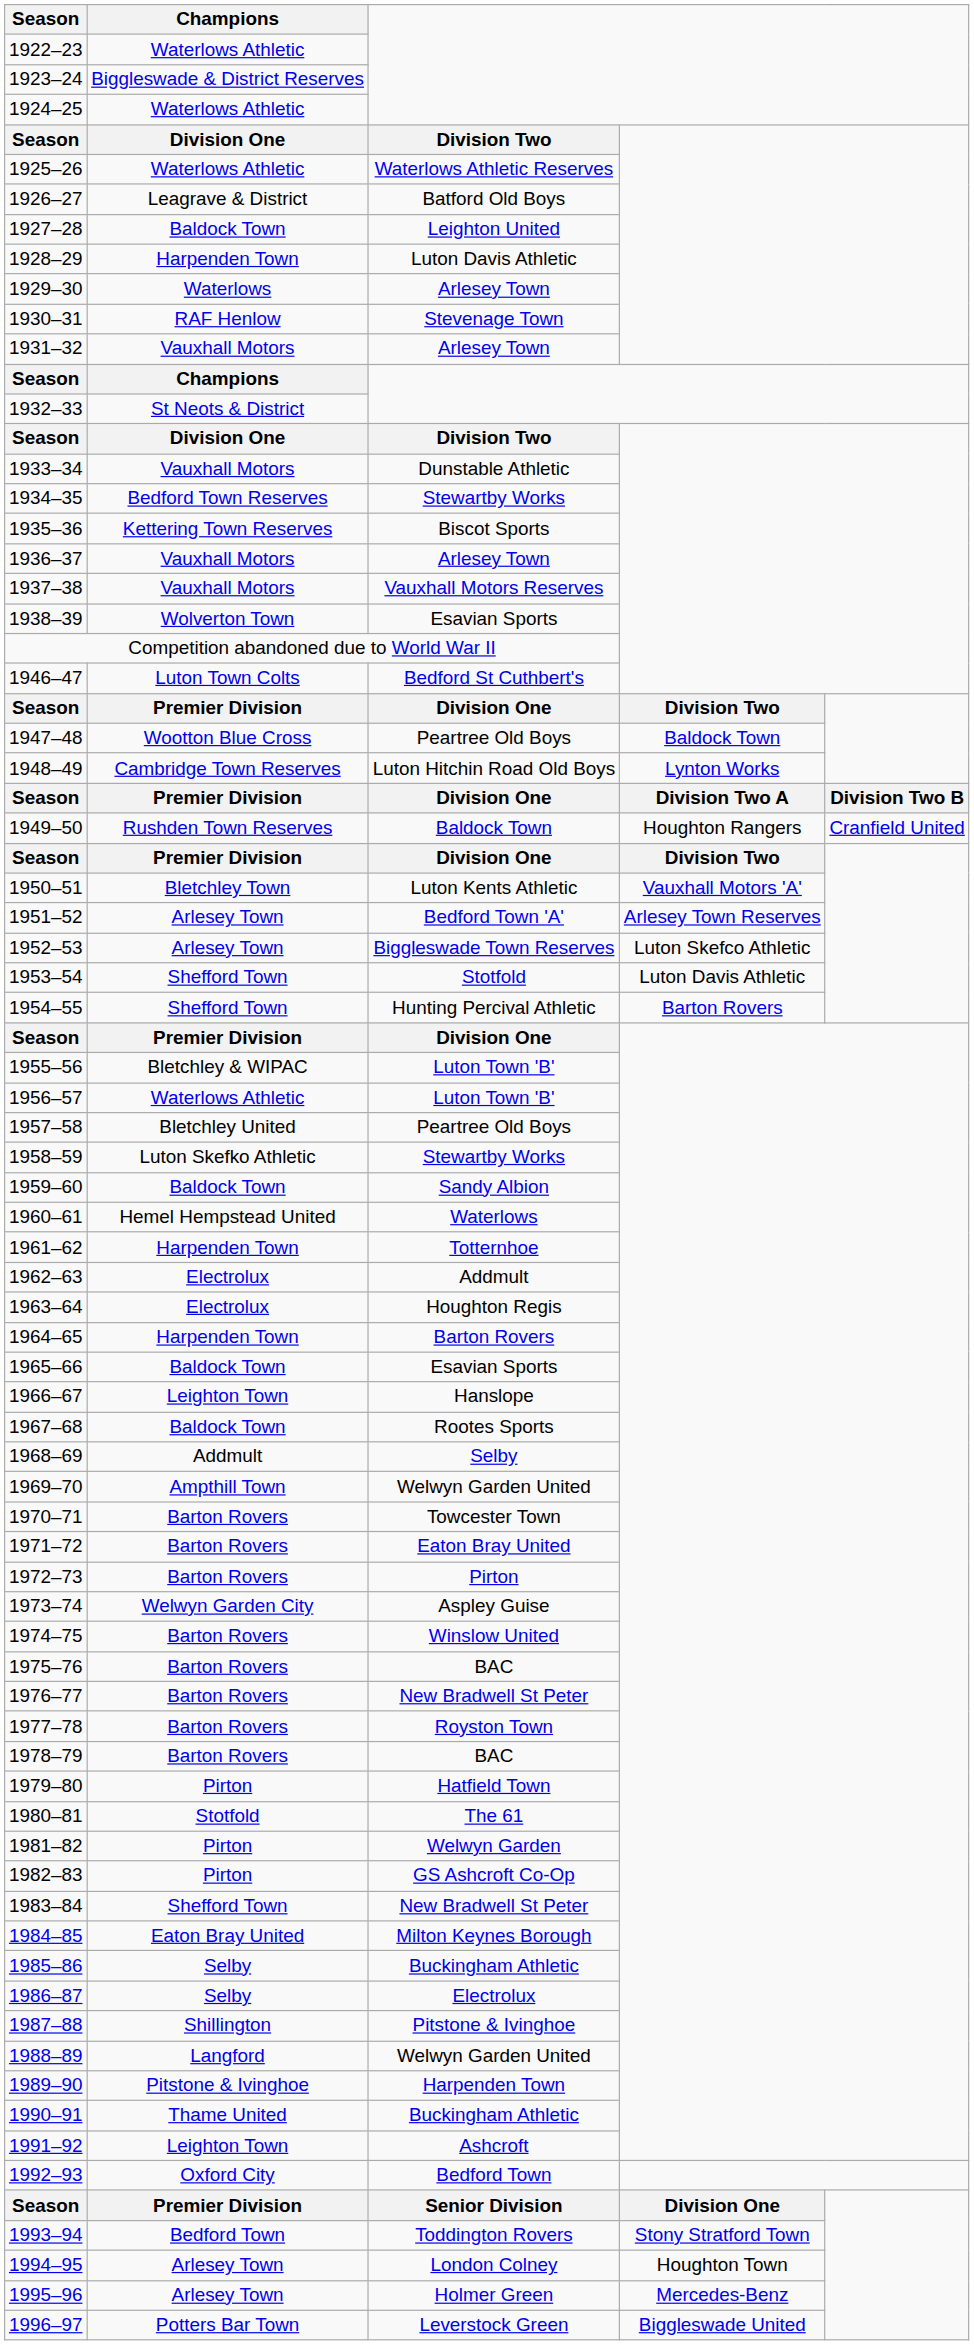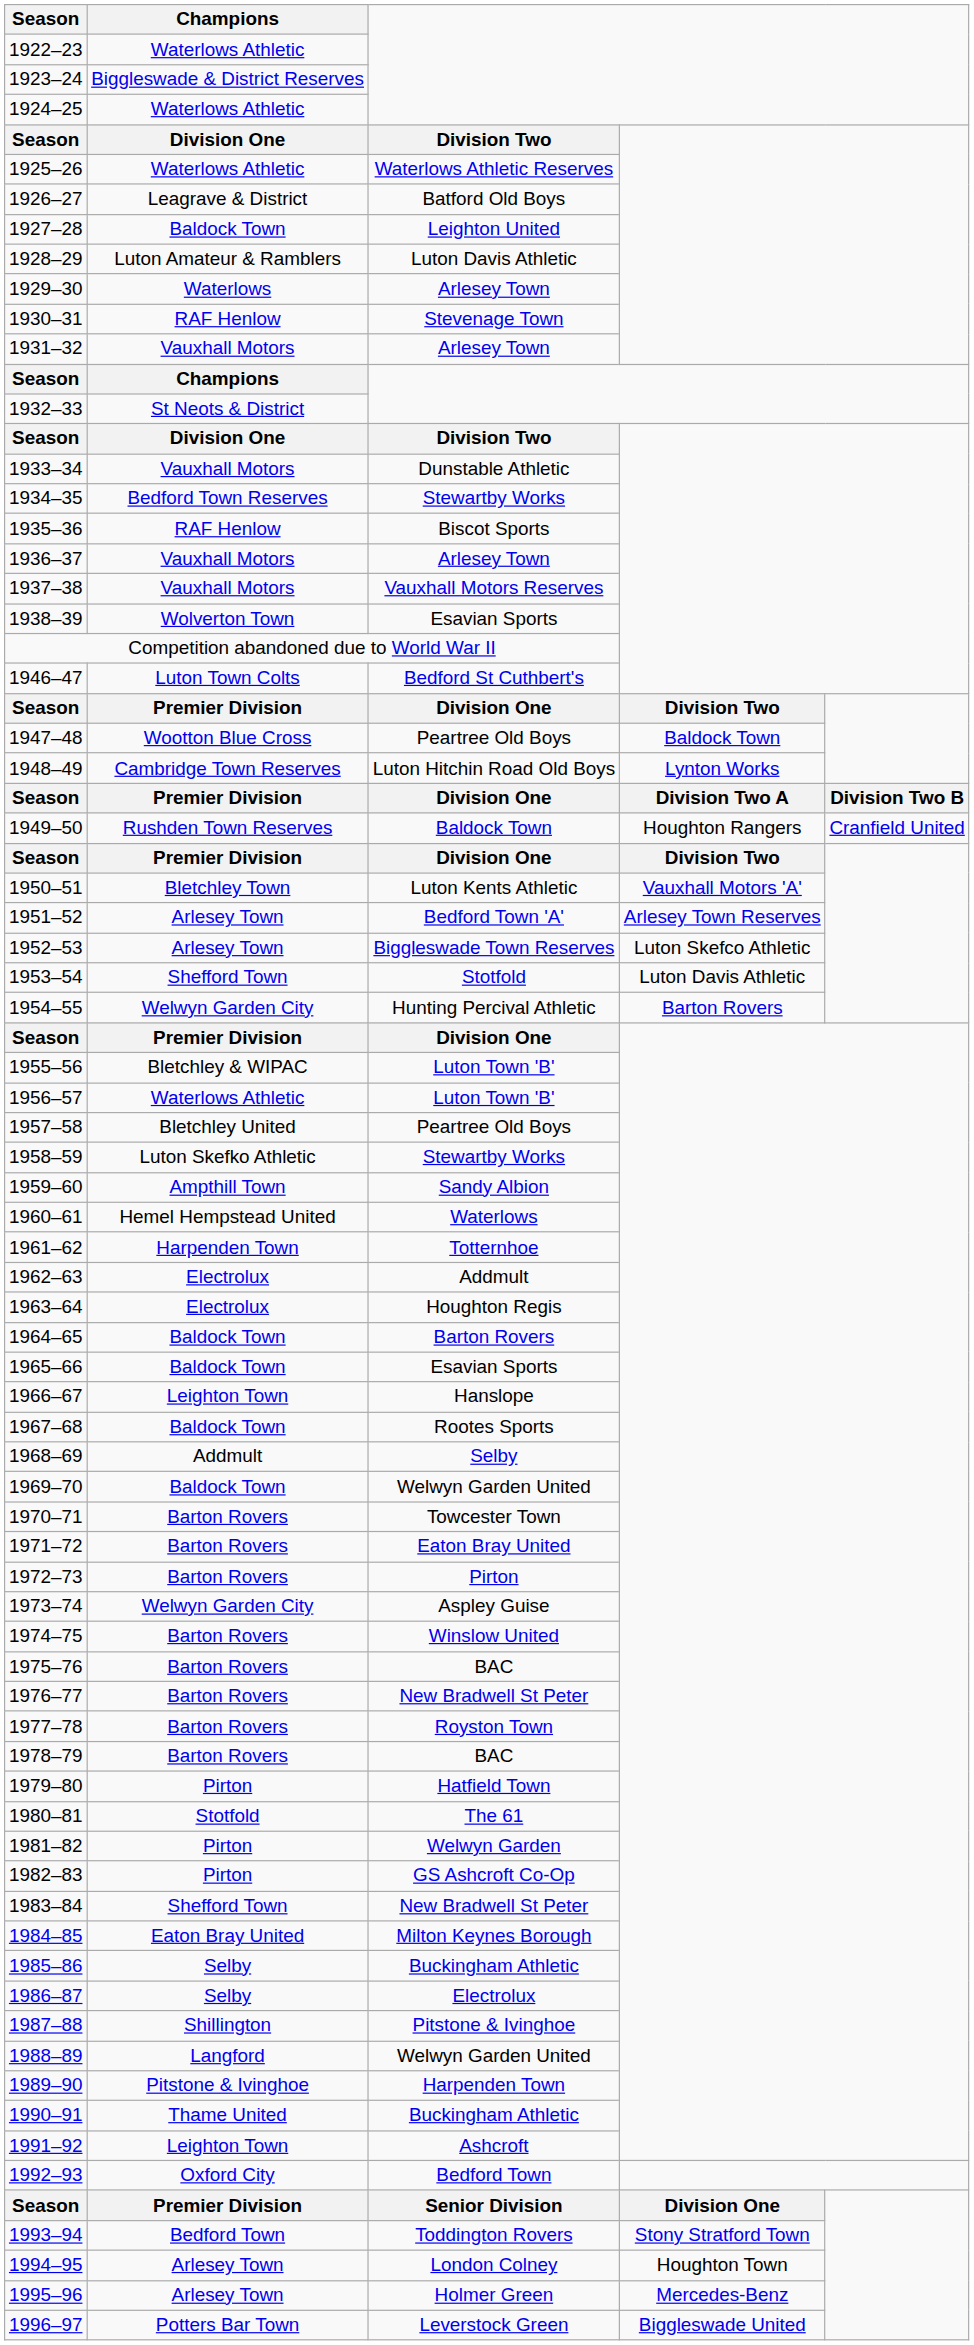(228, 259) Harpenden Town -> (228, 259) Luton Amateur & Ramblers
(228, 528) Kettering Town Reserves -> (228, 528) RAF Henlow
(228, 1007) Shefford Town -> (228, 1007) Welwyn Garden City
(228, 1187) Baldock Town -> (228, 1187) Ampthill Town
(228, 1336) Harpenden Town -> (228, 1336) Baldock Town
(228, 1486) Ampthill Town -> (228, 1486) Baldock Town
